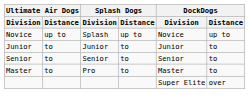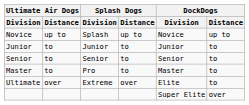+ row: (23, 82)
